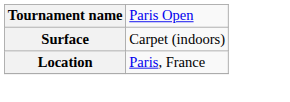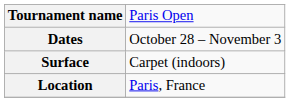+ row: (65, 39)
